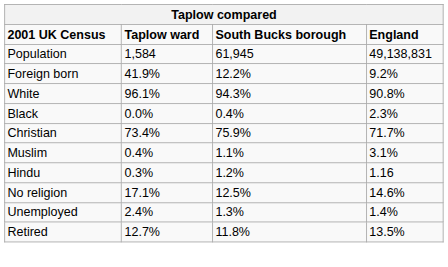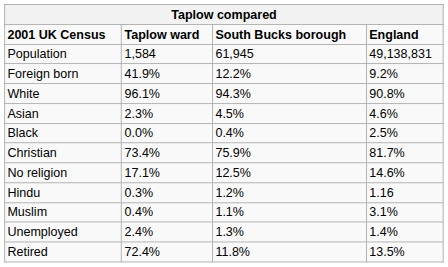+ row: (23, 114)
(384, 114) 2.3% -> (384, 133) 2.5%
(387, 133) 71.7% -> (387, 153) 81.7%
rows swapped: (27, 153) <-> (37, 193)
(142, 232) 12.7% -> (142, 252) 72.4%
